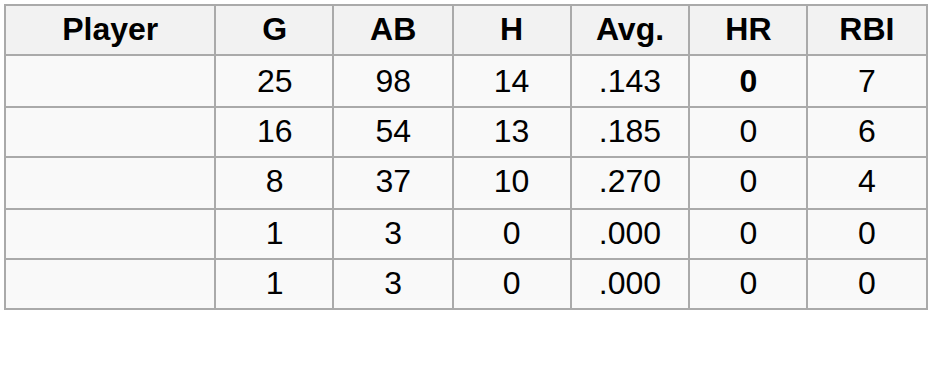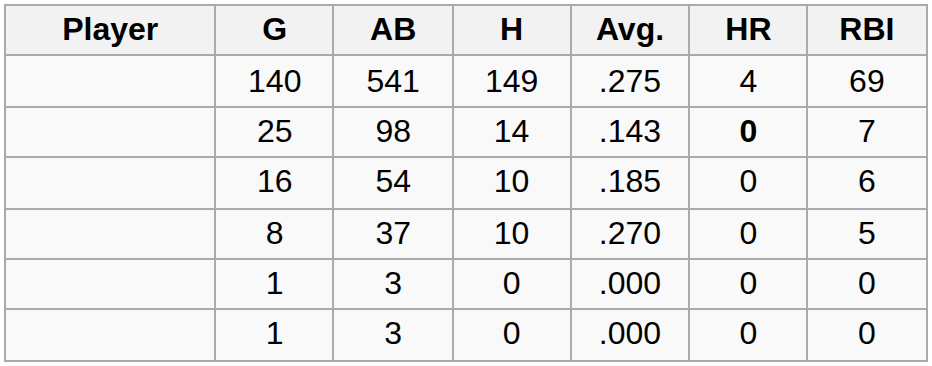+ row: (275, 80)
(512, 131) 13 -> (512, 182) 10
(867, 182) 4 -> (867, 232) 5
